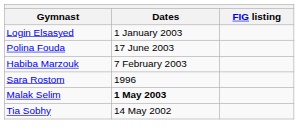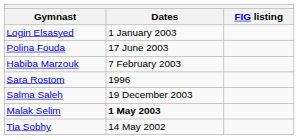+ row: (35, 95)
